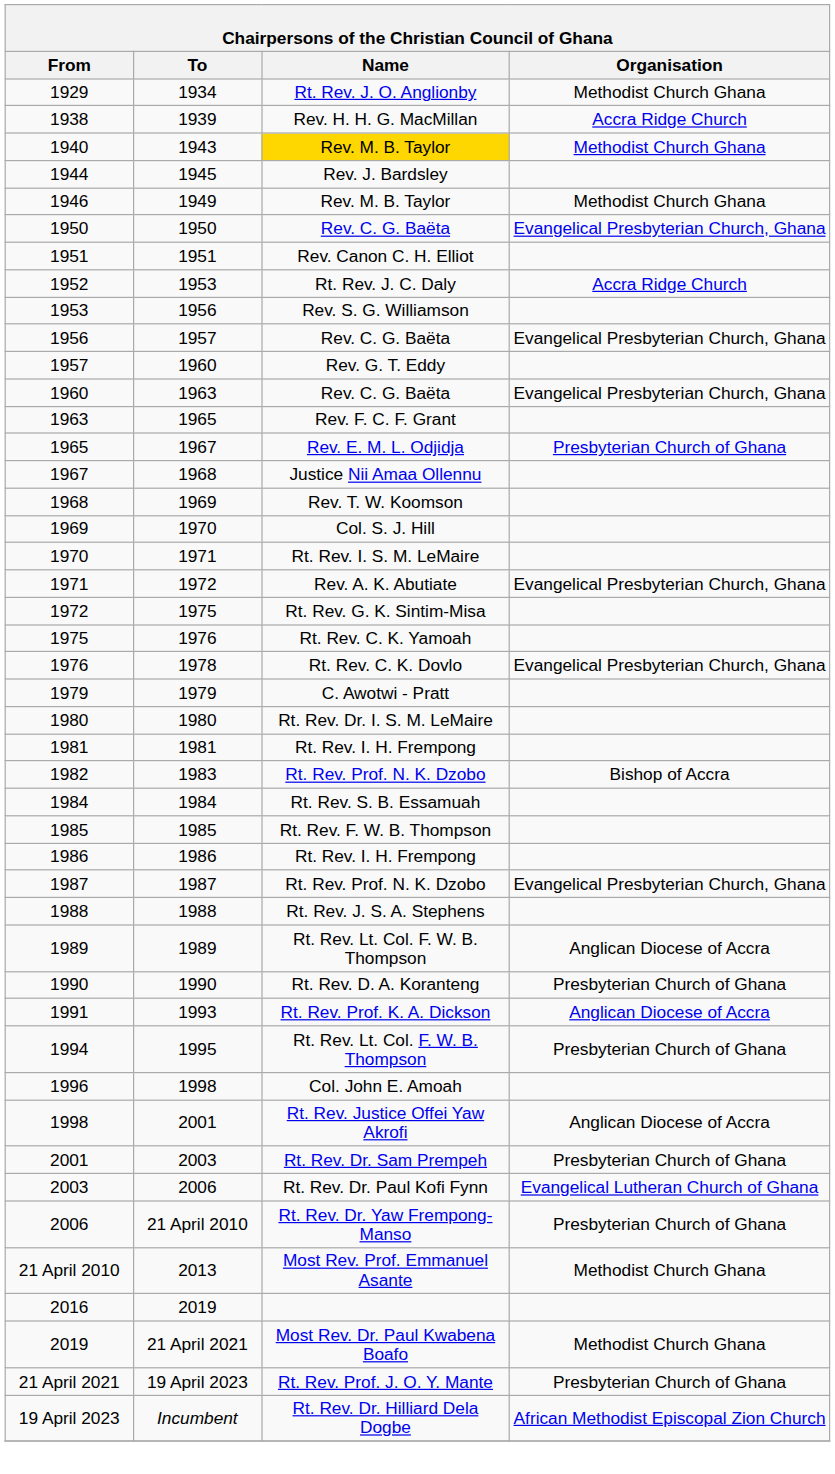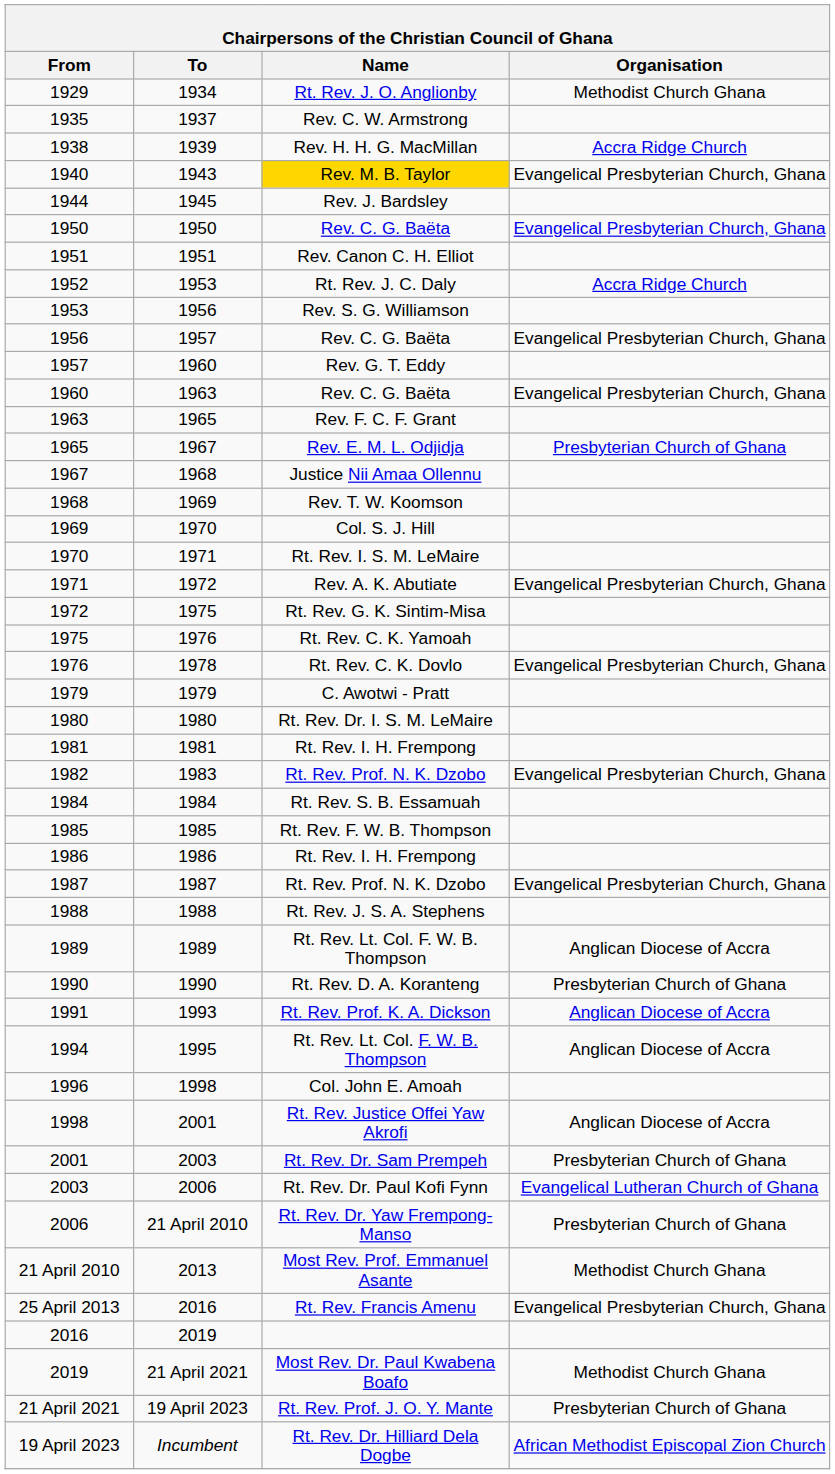+ row: (69, 120)
(670, 147) Methodist Church Ghana -> (670, 174) Evangelical Presbyterian Church, Ghana
- row: (69, 202)
(670, 775) Bishop of Accra -> (670, 775) Evangelical Presbyterian Church, Ghana
(670, 1049) Presbyterian Church of Ghana -> (670, 1049) Anglican Diocese of Accra
+ row: (69, 1308)
